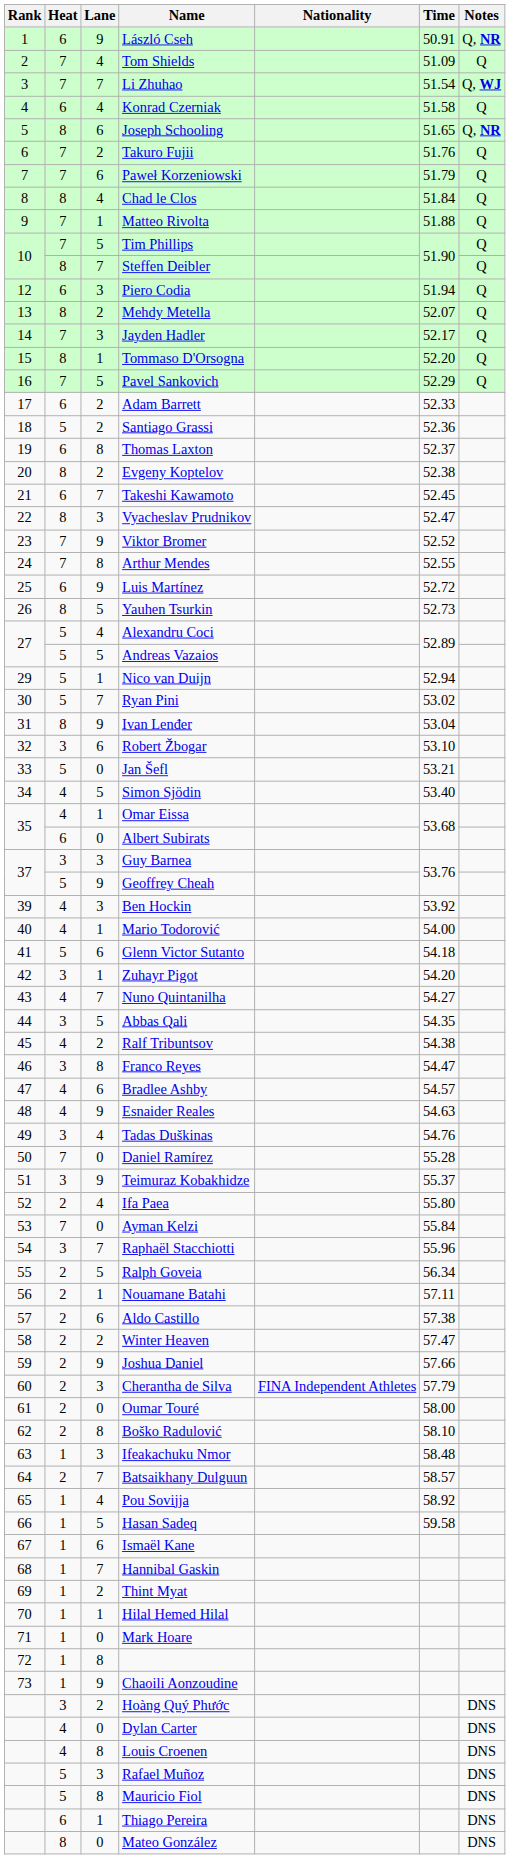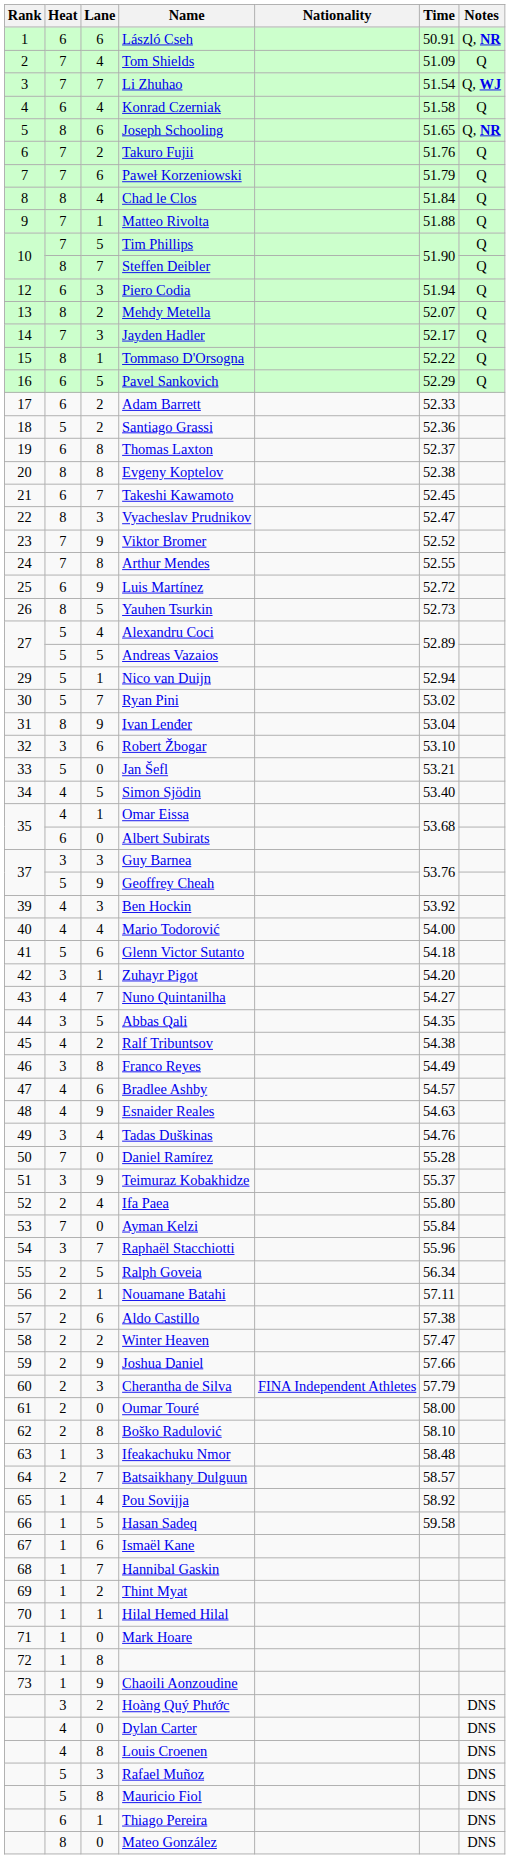(100, 38) 9 -> (100, 38) 6
(439, 358) 52.20 -> (439, 358) 52.22
(63, 381) 7 -> (63, 381) 6
(100, 472) 2 -> (100, 472) 8
(100, 929) 1 -> (100, 929) 4
(439, 1066) 54.47 -> (439, 1066) 54.49
